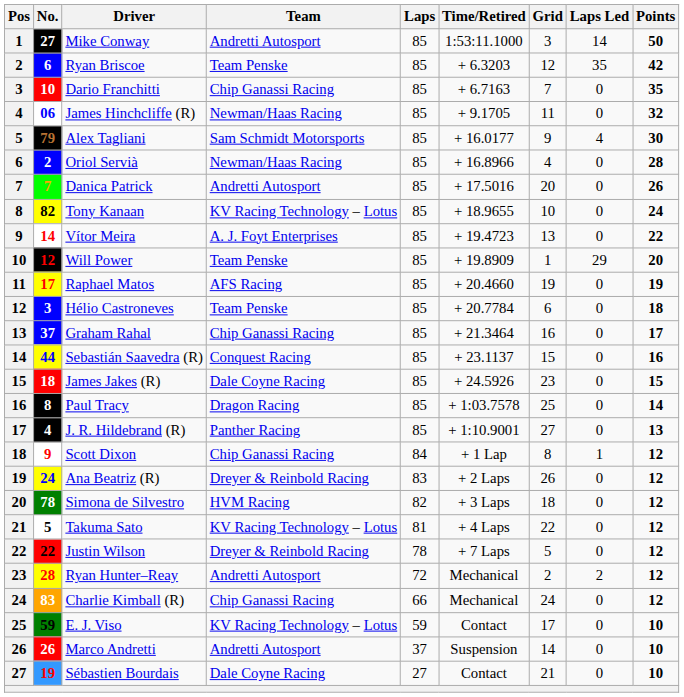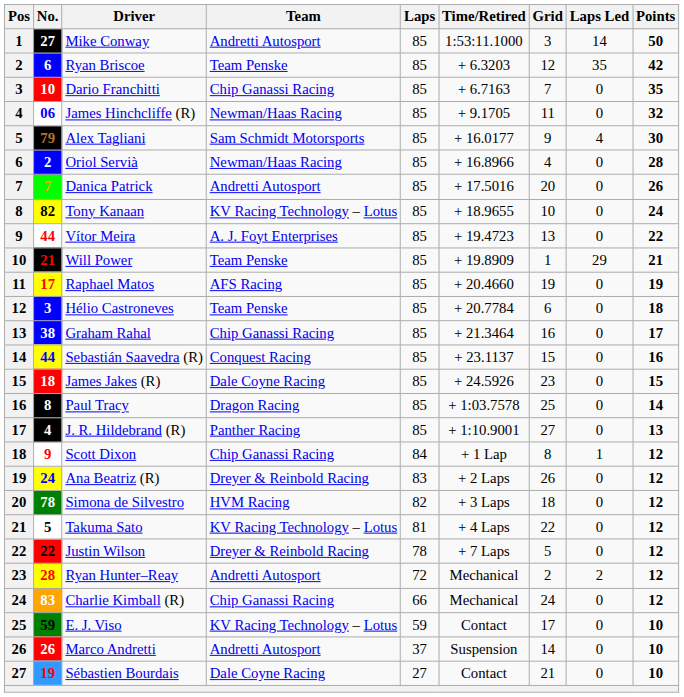(48, 235) 14 -> (48, 235) 44
(48, 259) 12 -> (48, 259) 21
(656, 259) 20 -> (656, 259) 21
(48, 332) 37 -> (48, 332) 38
